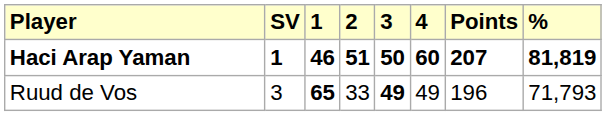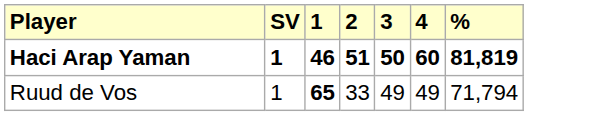- column: (484, 22)
(276, 92) 3 -> (276, 92) 1
(393, 92) bold -> (393, 92) normal
(562, 92) 71,793 -> (484, 92) 71,794
